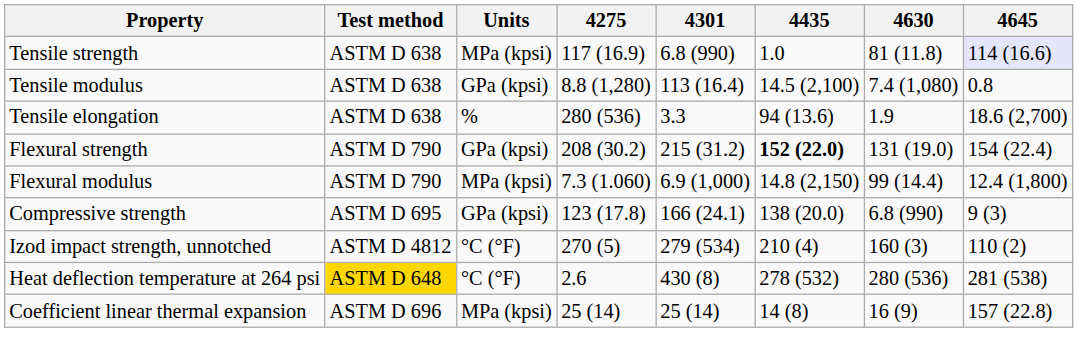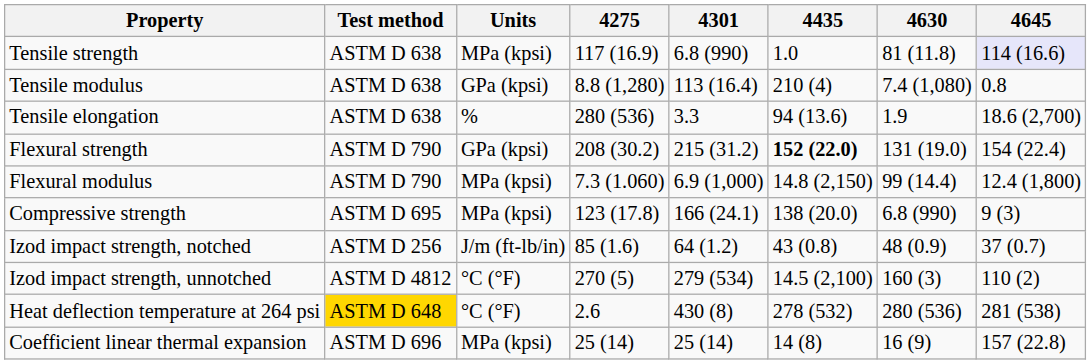(809, 85) 14.5 (2,100) -> (802, 85) 210 (4)
(505, 213) GPa (kpsi) -> (506, 213) MPa (kpsi)
+ row: (130, 246)
(789, 246) 210 (4) -> (823, 278) 14.5 (2,100)
